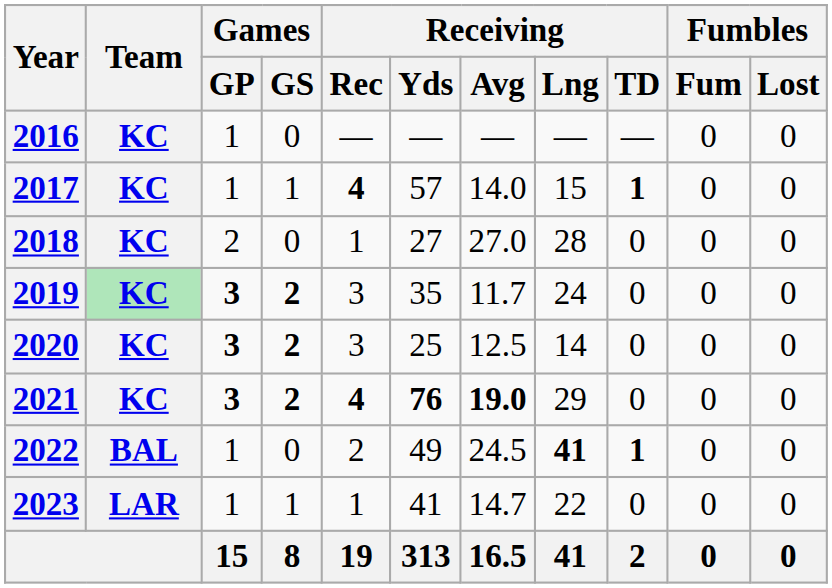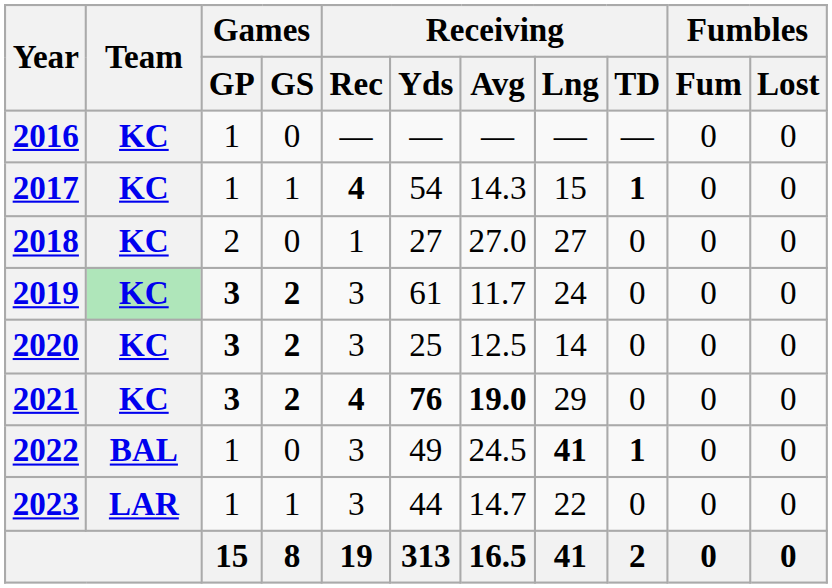(426, 188) 57 -> (426, 188) 54
(498, 188) 14.0 -> (498, 188) 14.3
(570, 240) 28 -> (570, 240) 27
(426, 293) 35 -> (426, 293) 61
(356, 450) 2 -> (356, 450) 3
(356, 503) 1 -> (356, 503) 3
(426, 503) 41 -> (426, 503) 44
